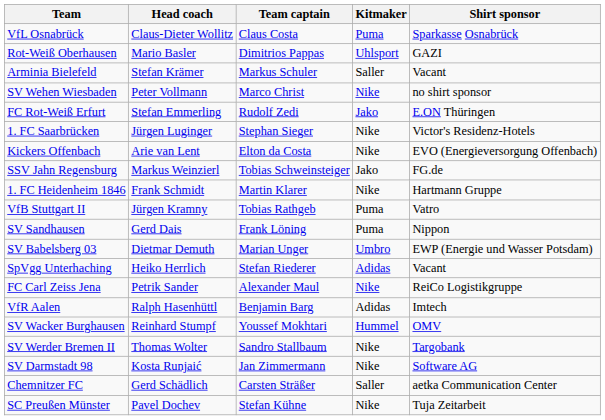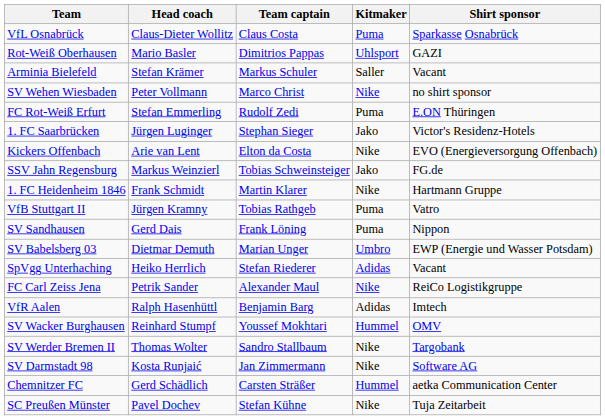(367, 111) Jako -> (369, 111) Puma
(367, 131) Nike -> (367, 131) Jako
(370, 385) Saller -> (377, 385) Hummel
